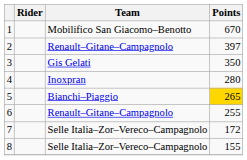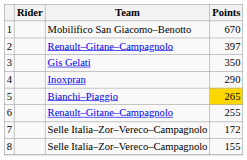(233, 79) 280 -> (233, 79) 290
